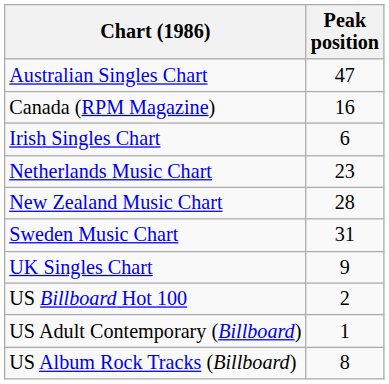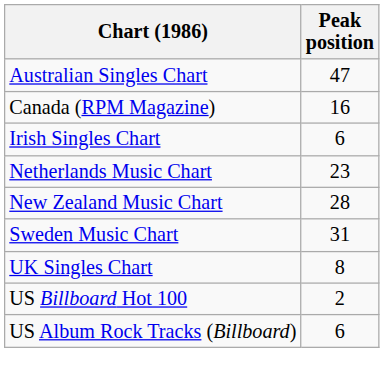(345, 266) 9 -> (340, 266) 8
- row: (155, 330)
(345, 362) 8 -> (340, 330) 6
